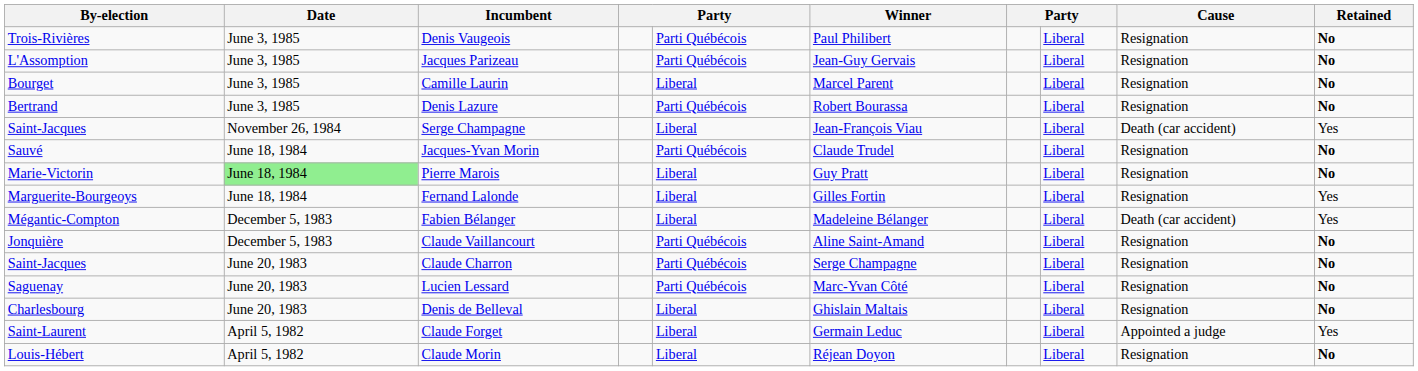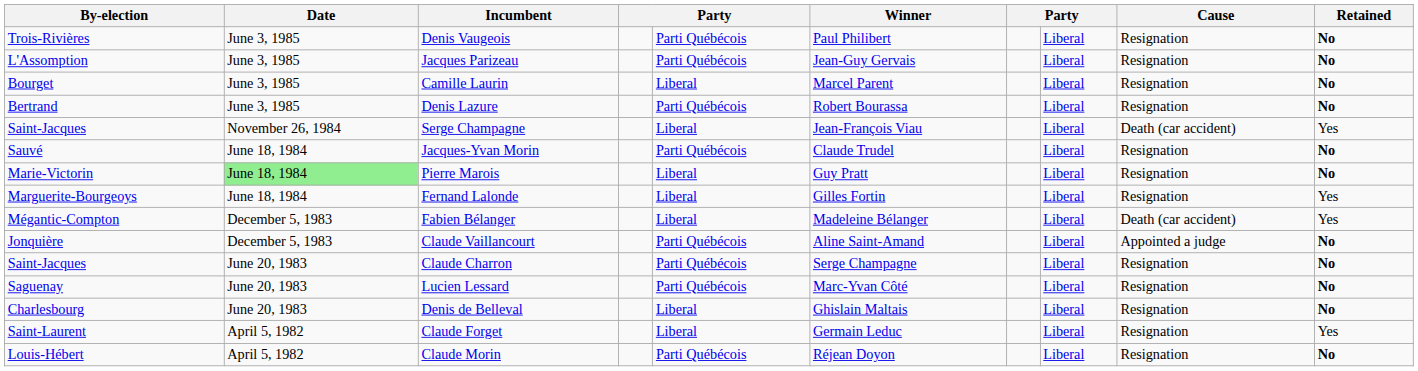(1154, 241) Resignation -> (1173, 241) Appointed a judge
(1173, 331) Appointed a judge -> (1154, 331) Resignation
(676, 354) Liberal -> (701, 354) Parti Québécois
